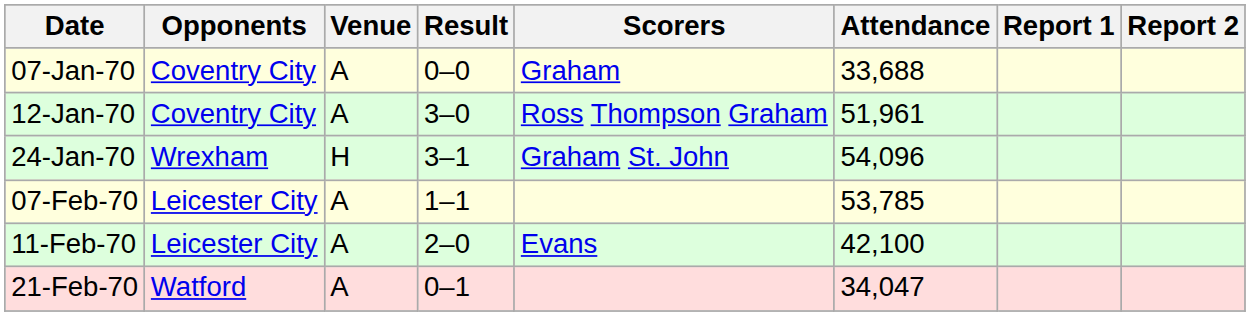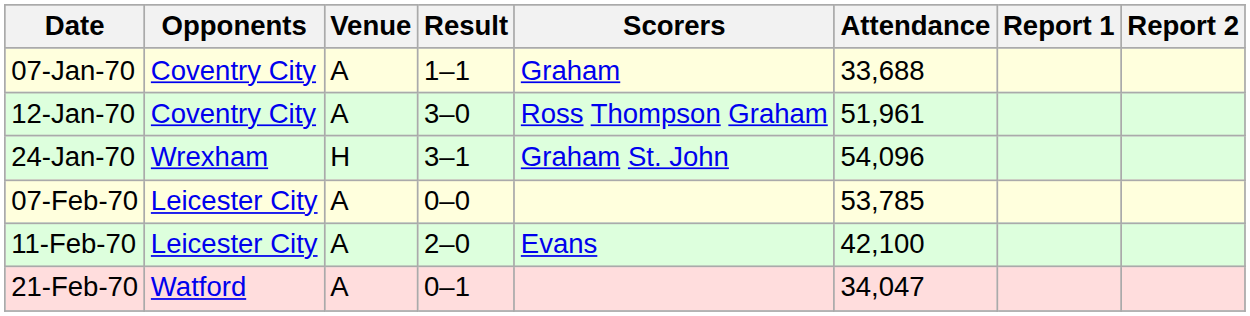(447, 69) 0–0 -> (447, 69) 1–1
(447, 200) 1–1 -> (447, 200) 0–0
